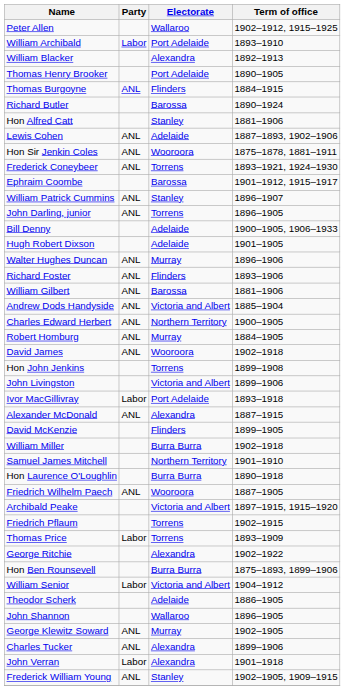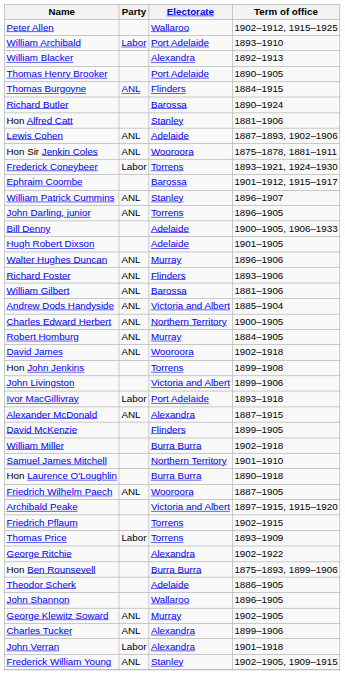(131, 167) ANL -> (134, 167) Labor
- row: (38, 584)
